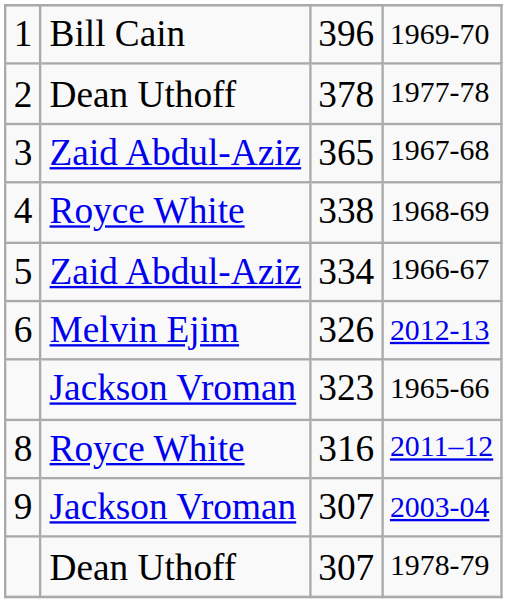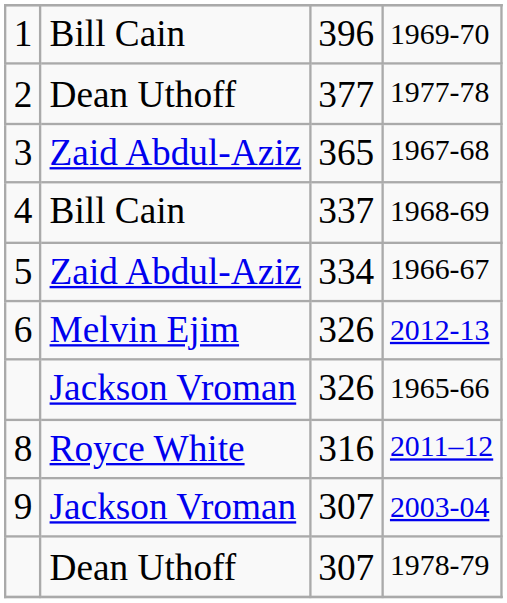(346, 93) 378 -> (346, 93) 377
(147, 211) Royce White -> (117, 211) Bill Cain
(346, 211) 338 -> (346, 211) 337
(346, 388) 323 -> (346, 388) 326
